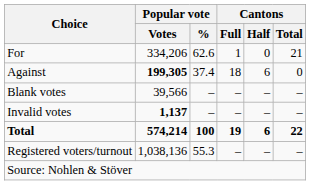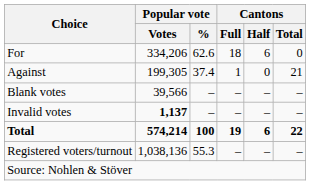(238, 53) 1 -> (235, 53) 18
(267, 53) 0 -> (267, 53) 6
(297, 53) 21 -> (300, 53) 0
(167, 72) bold -> (167, 72) normal
(235, 72) 18 -> (238, 72) 1
(267, 72) 6 -> (267, 72) 0
(300, 72) 0 -> (297, 72) 21
